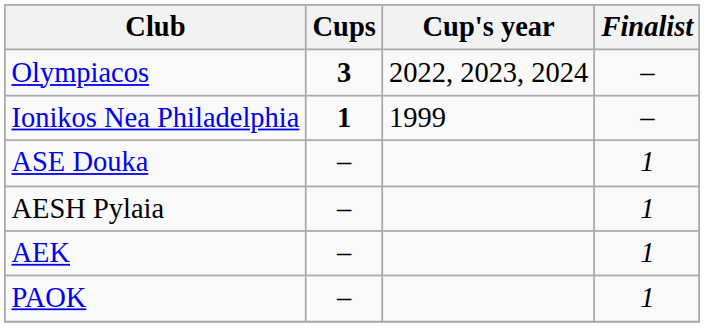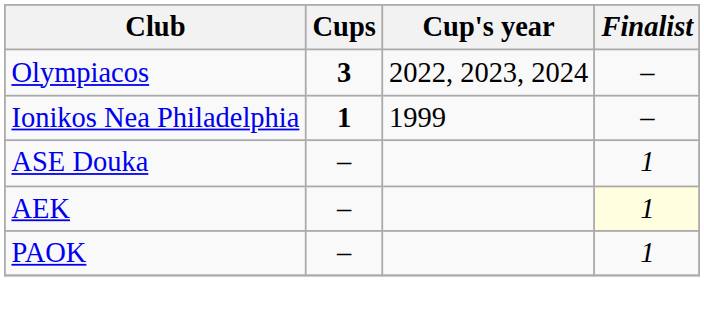- row: (88, 207)
(647, 252) no background -> (647, 207) lightyellow background
